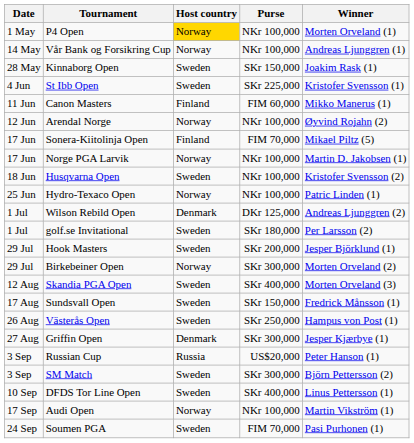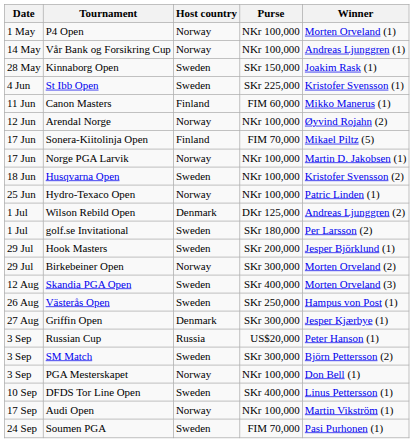(194, 31) gold background -> (194, 31) no background
- row: (80, 302)
+ row: (87, 374)
